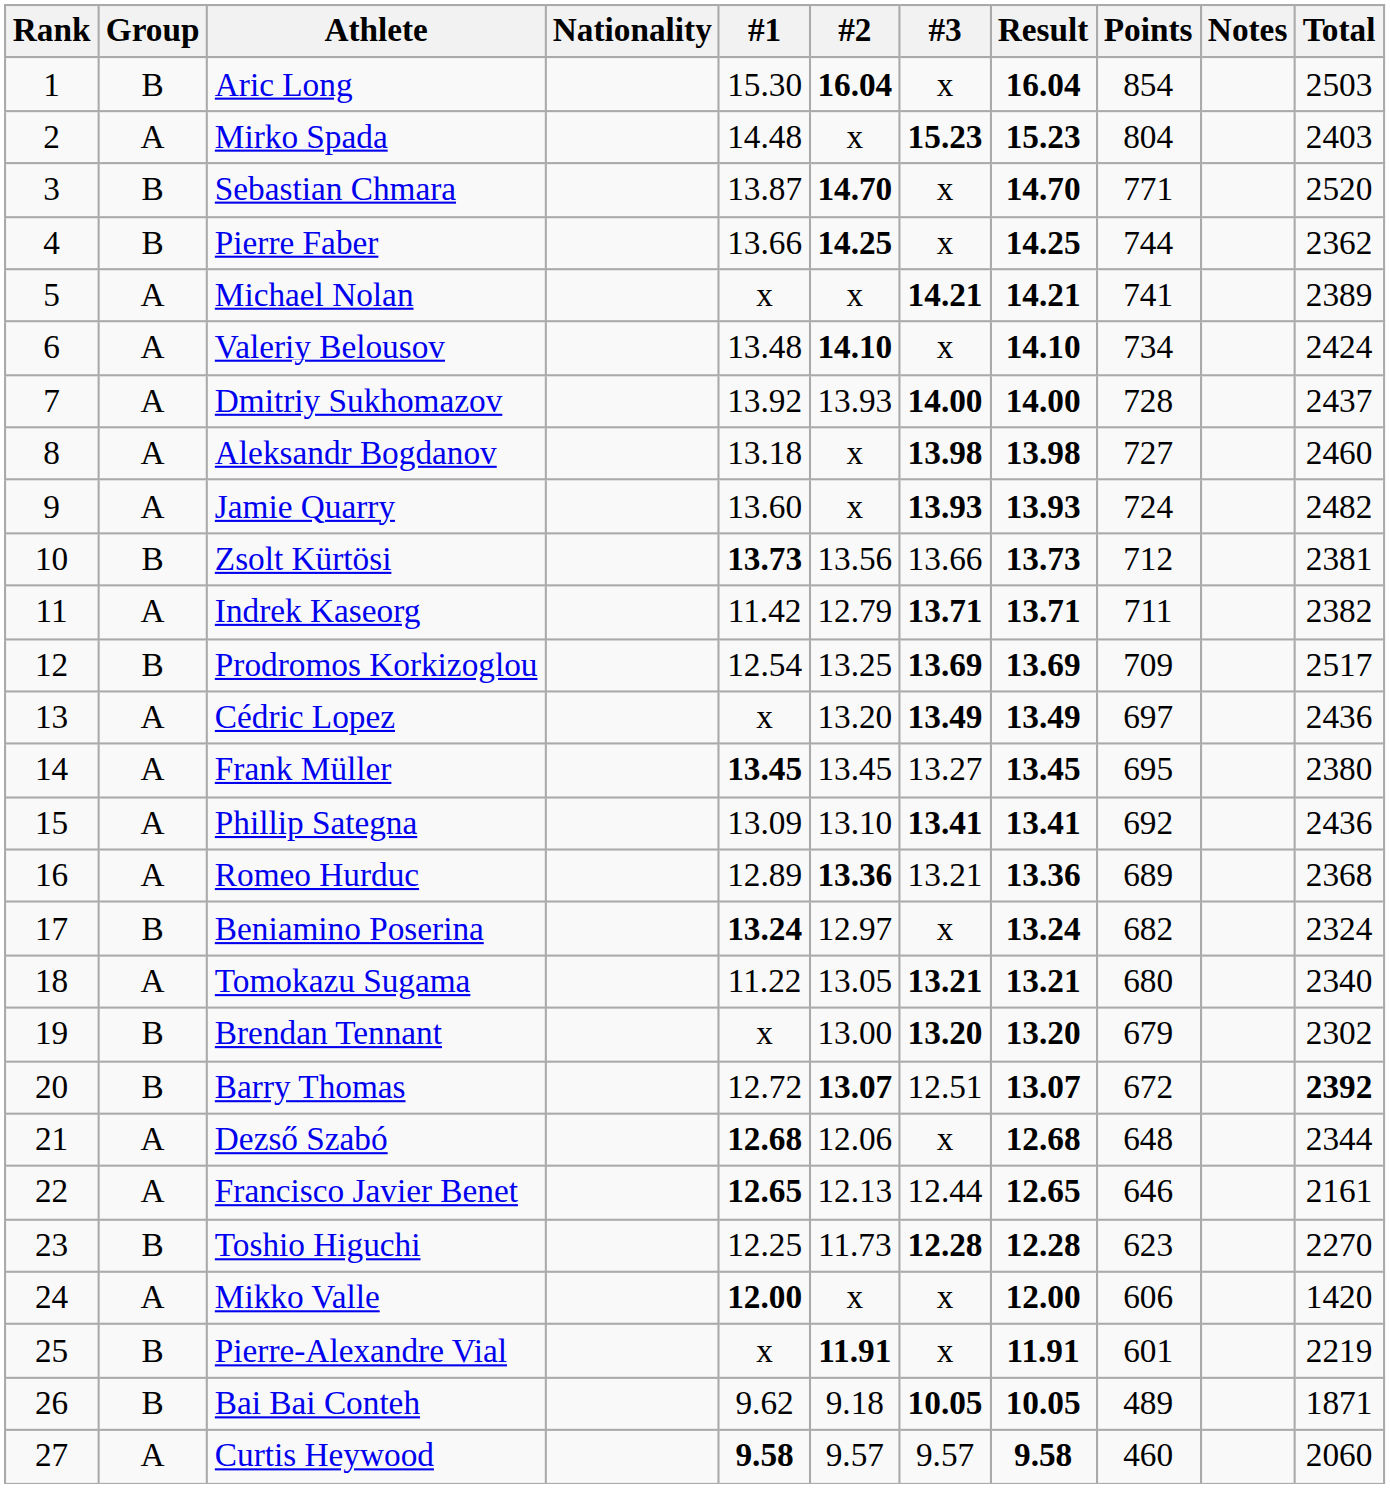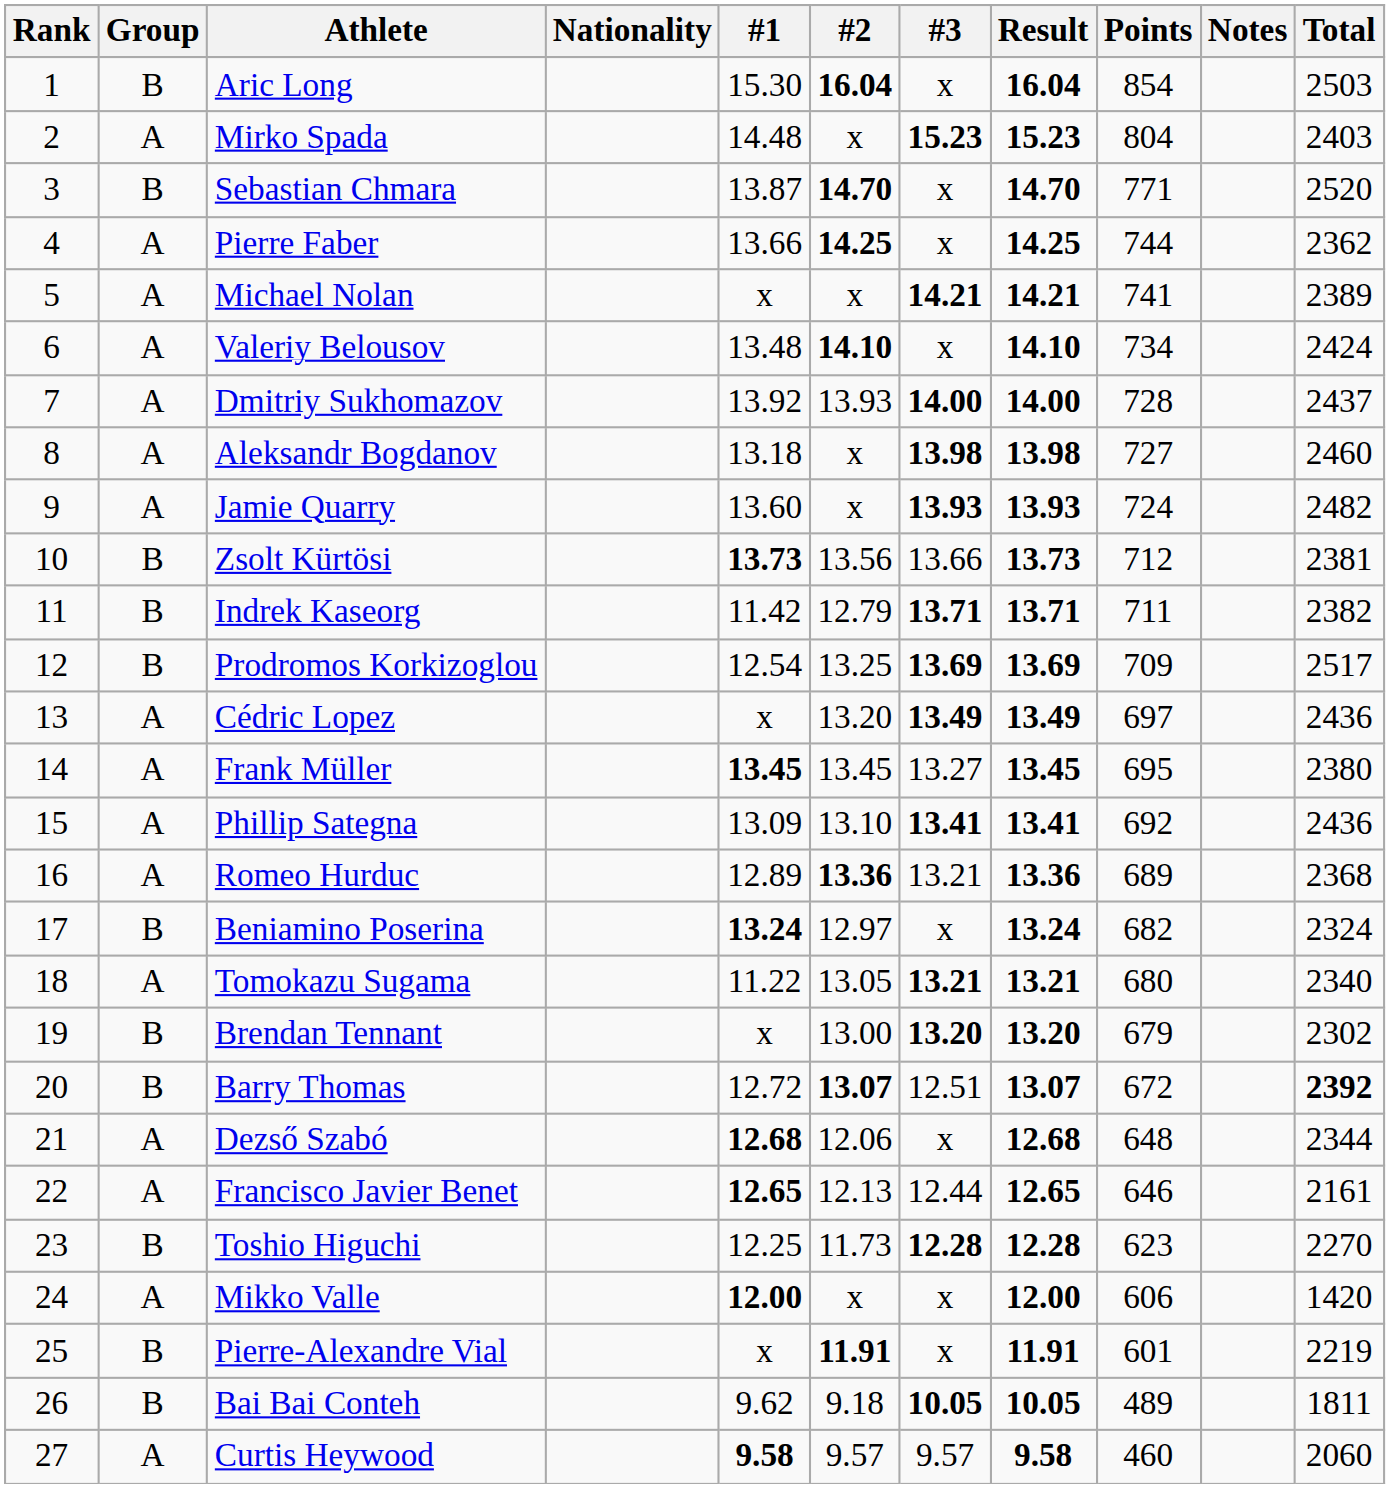(153, 242) B -> (153, 242) A
(153, 611) A -> (153, 611) B
(1339, 1403) 1871 -> (1339, 1403) 1811
